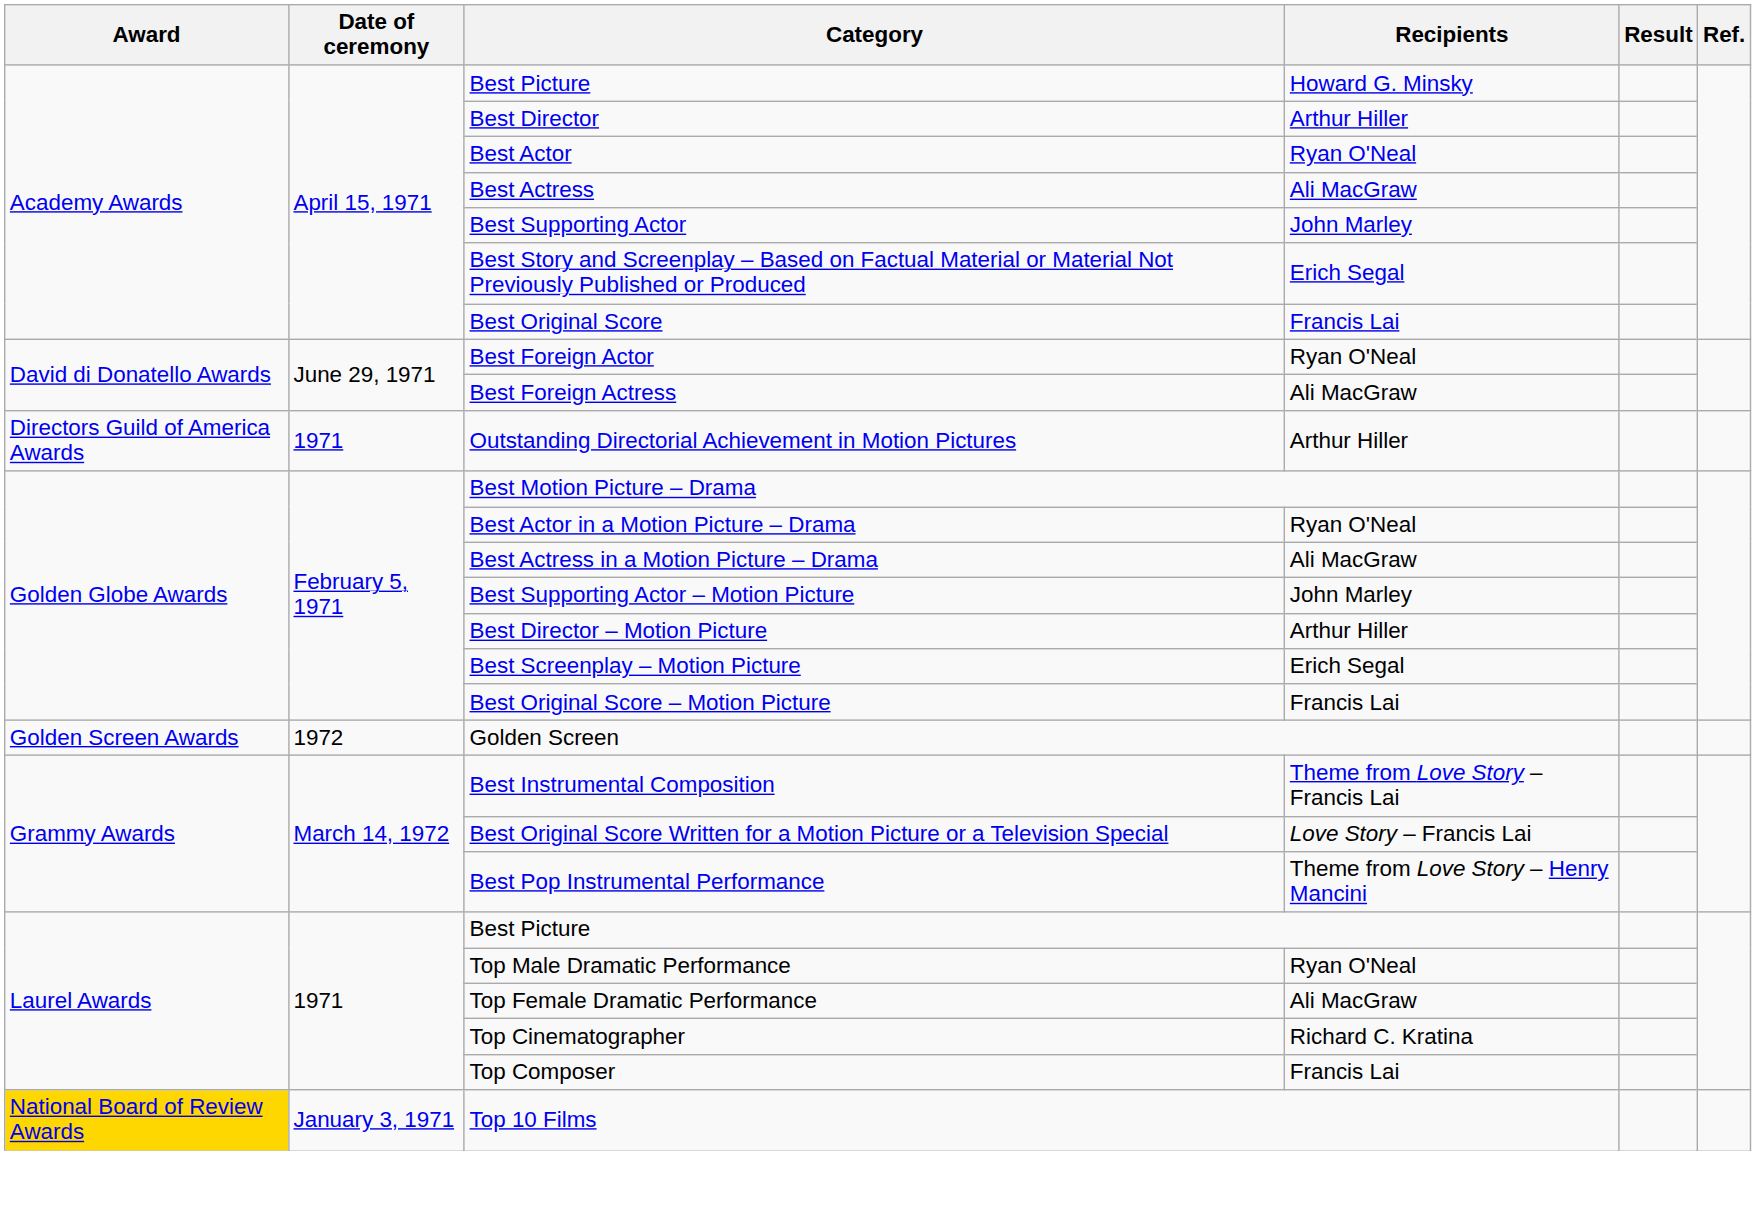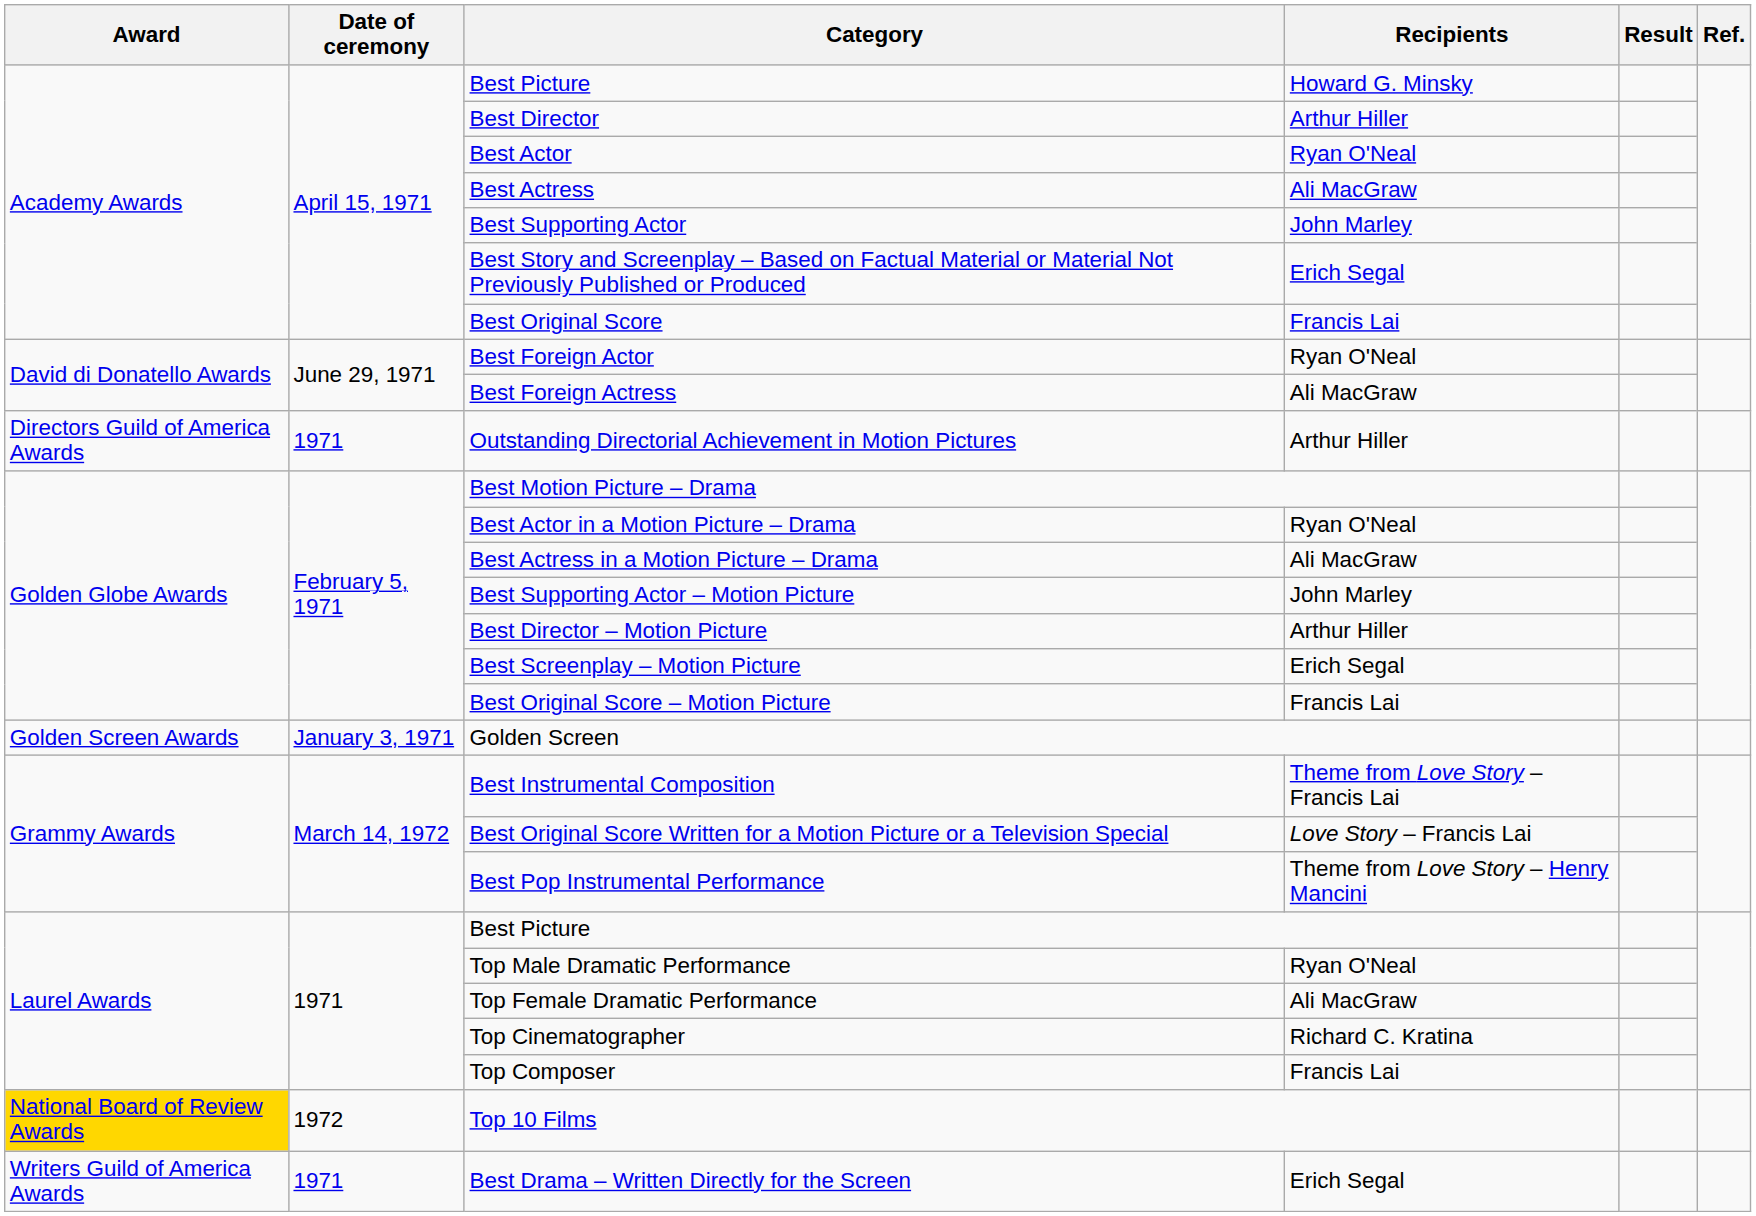(318, 737) 1972 -> (374, 737) January 3, 1971
(374, 1120) January 3, 1971 -> (318, 1120) 1972
+ row: (690, 1180)
